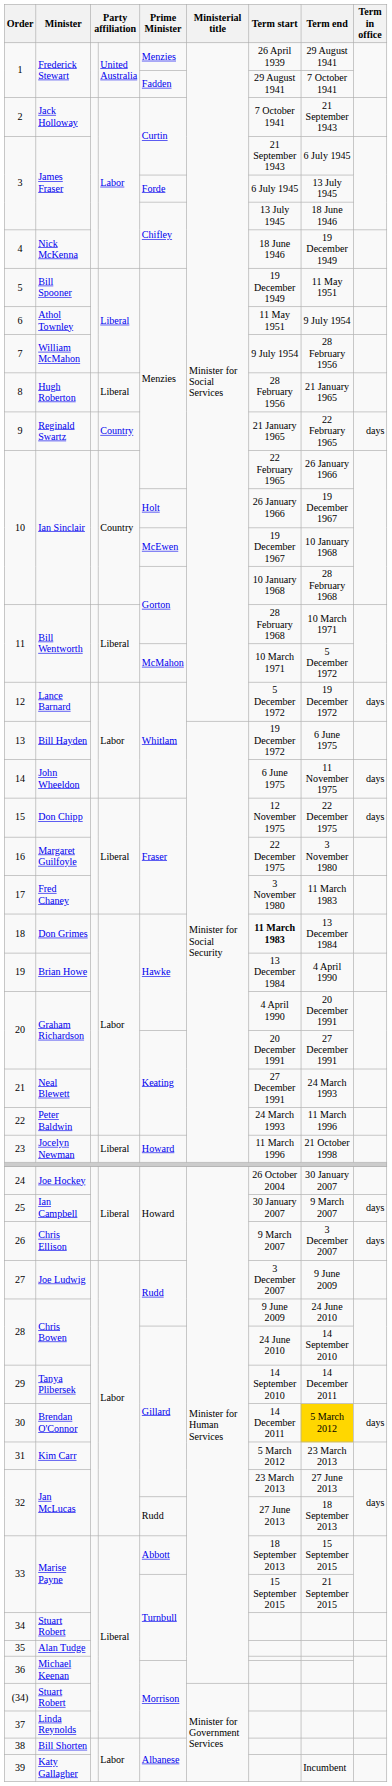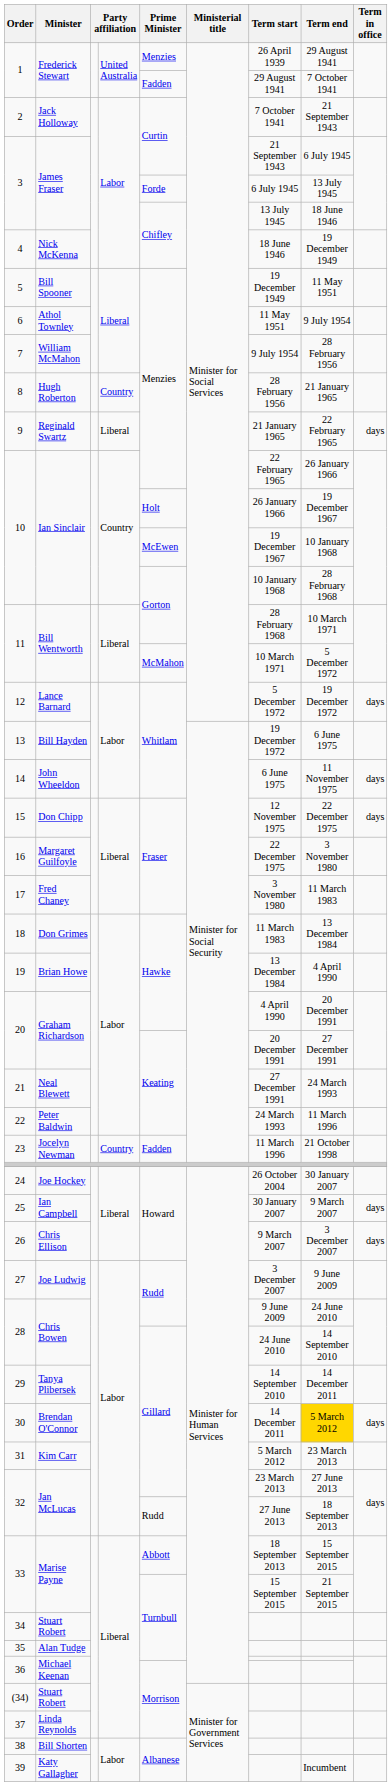(115, 392) Liberal -> (117, 392) Country
(117, 431) Country -> (115, 431) Liberal
(275, 933) bold -> (275, 933) normal
(115, 1148) Liberal -> (117, 1148) Country
(158, 1148) Howard -> (157, 1148) Fadden
